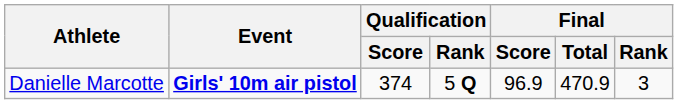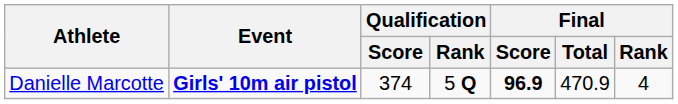(523, 84) normal -> (523, 84) bold
(643, 84) 3 -> (643, 84) 4
